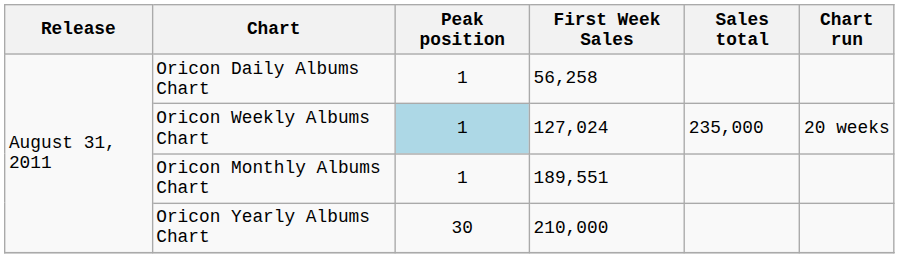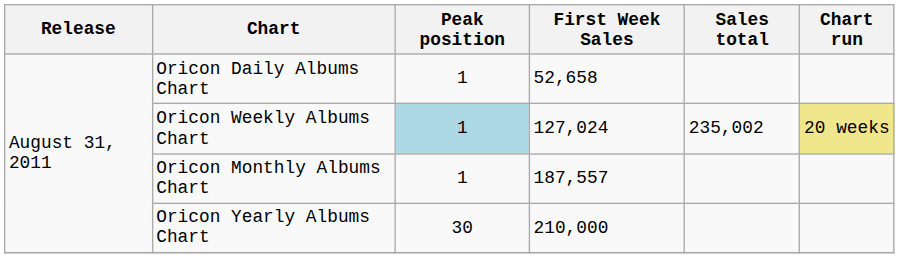(566, 79) 56,258 -> (566, 79) 52,658
(726, 129) 235,000 -> (726, 129) 235,002
(847, 129) no background -> (847, 129) khaki background
(571, 178) 189,551 -> (571, 178) 187,557
